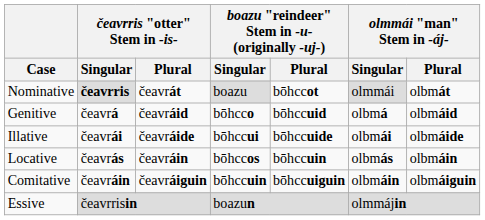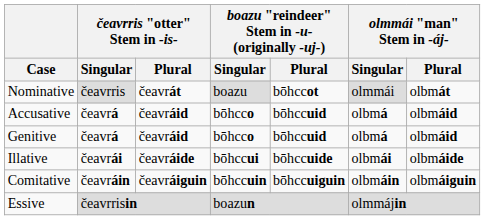(105, 92) bold -> (103, 92) normal
+ row: (39, 114)
- row: (32, 158)
